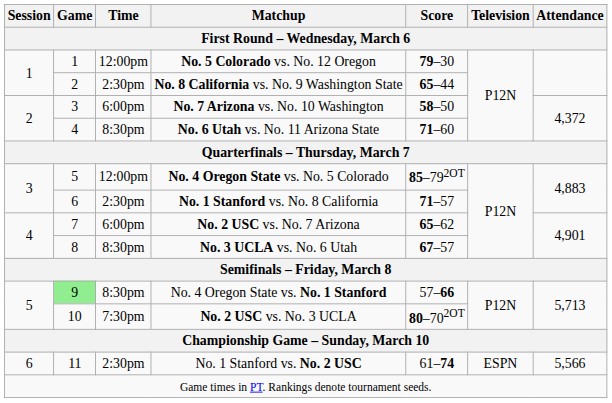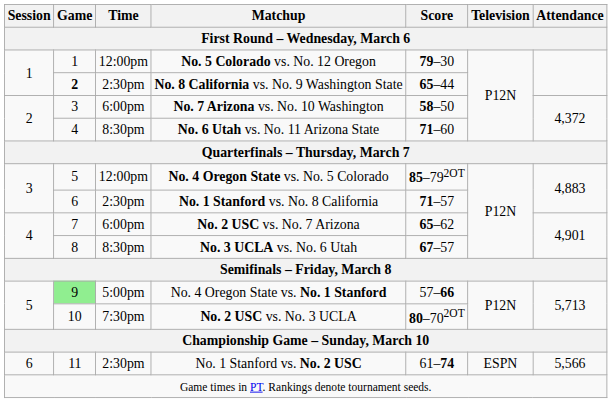(75, 84) normal -> (75, 84) bold
(123, 292) 8:30pm -> (123, 292) 5:00pm
